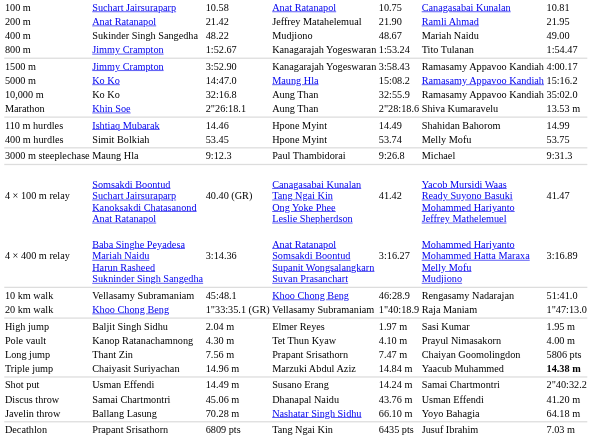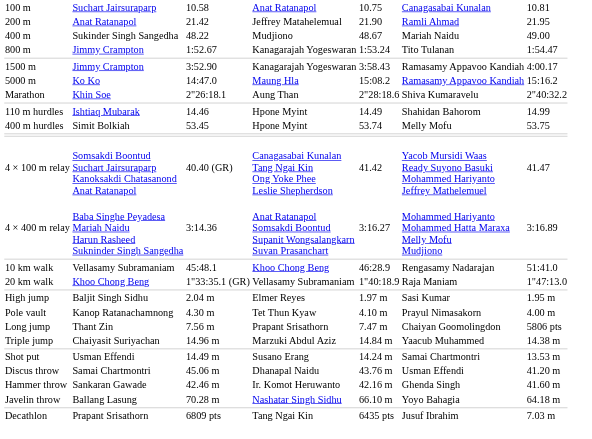- row: (24, 94)
(563, 108) 13.53 m -> (547, 94) 2"40:32.2
- row: (47, 156)
(564, 368) bold -> (544, 340) normal
(567, 385) 2"40:32.2 -> (544, 357) 13.53 m
+ row: (36, 385)
